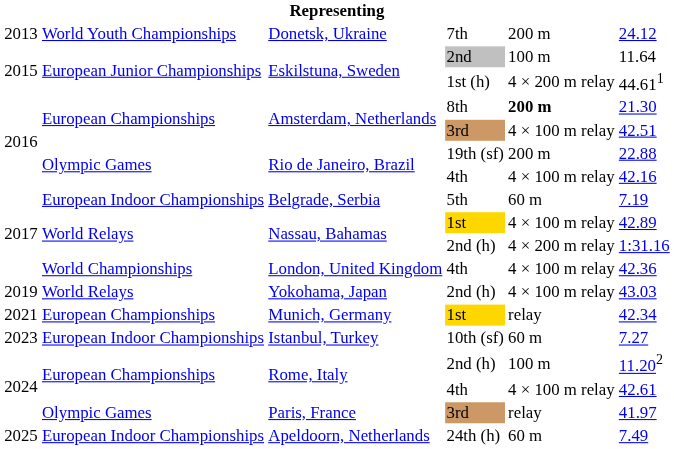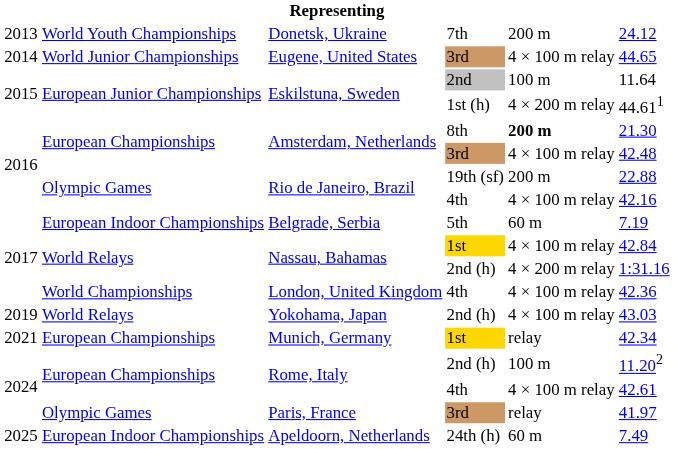+ row: (343, 56)
(638, 130) 42.51 -> (638, 153) 42.48
(638, 223) 42.89 -> (638, 246) 42.84
- row: (323, 338)
